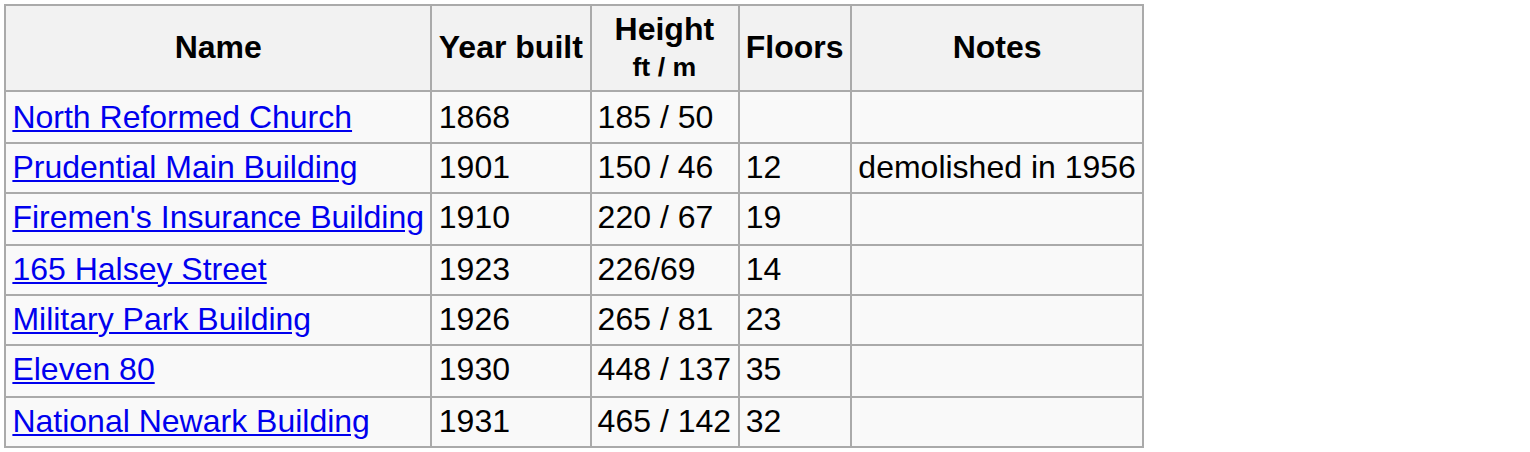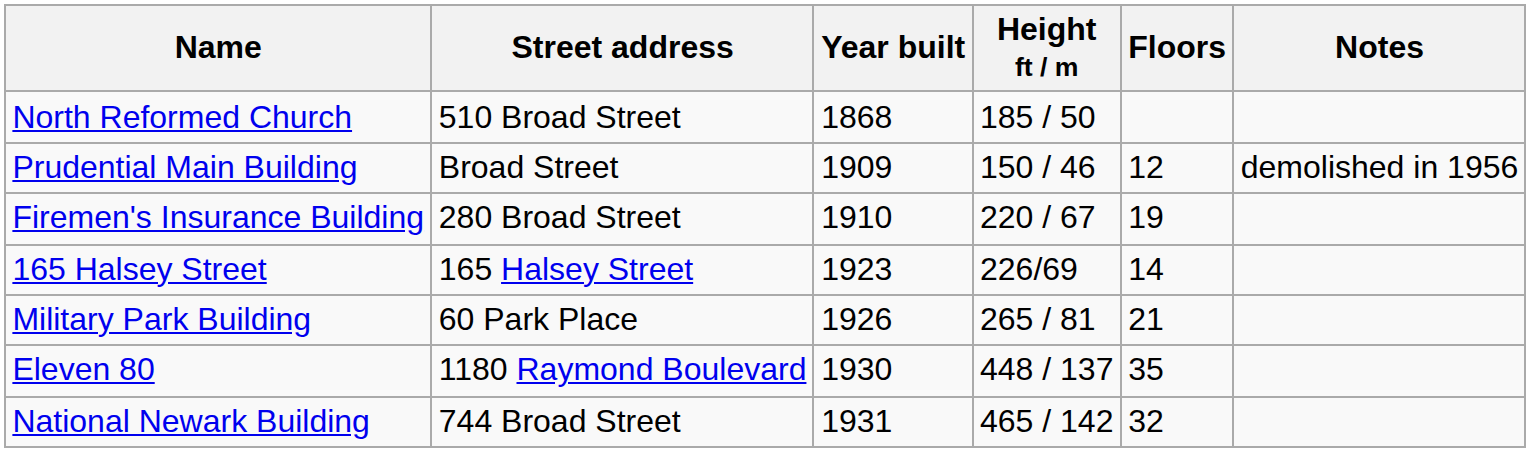+ column: (623, 47)
(474, 167) 1901 -> (857, 167) 1909
(764, 319) 23 -> (1146, 319) 21
